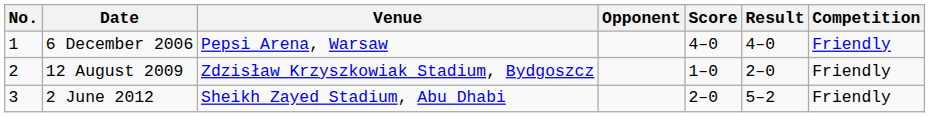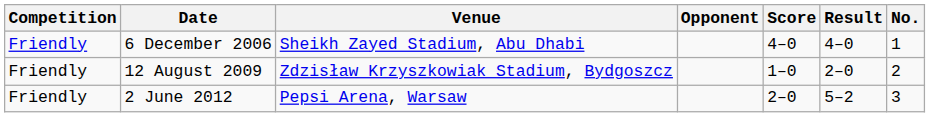columns swapped: (23, 18) <-> (866, 18)
(294, 45) Pepsi Arena, Warsaw -> (432, 45) Sheikh Zayed Stadium, Abu Dhabi
(353, 98) Sheikh Zayed Stadium, Abu Dhabi -> (373, 98) Pepsi Arena, Warsaw
